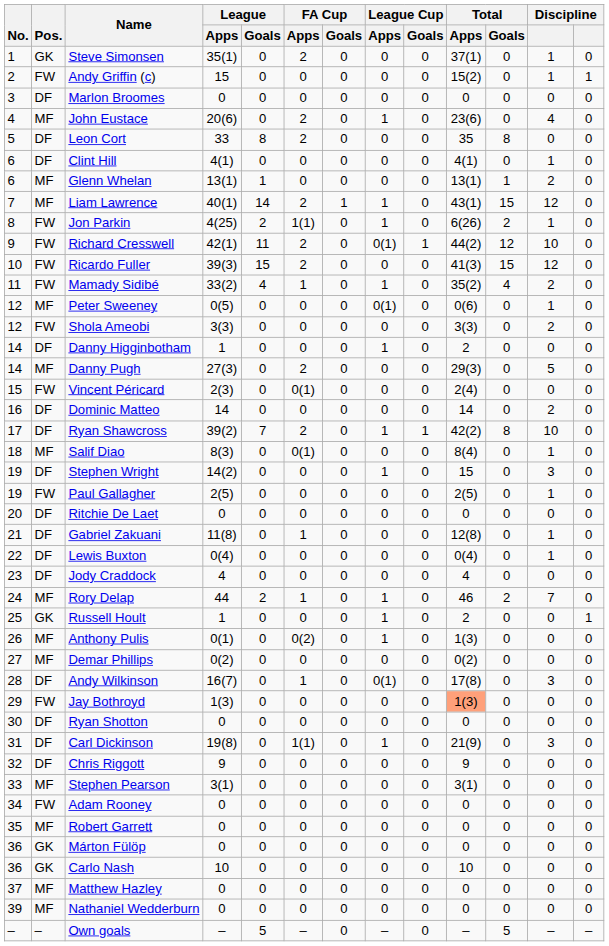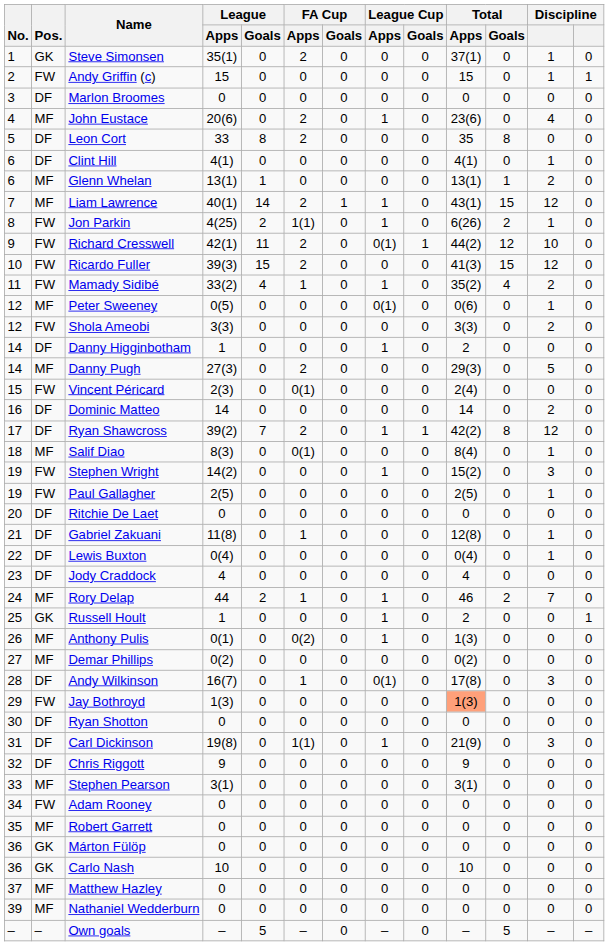(466, 77) 15(2) -> (466, 77) 15
(551, 431) 10 -> (551, 431) 12
(43, 472) DF -> (45, 472) FW
(466, 472) 15 -> (466, 472) 15(2)
